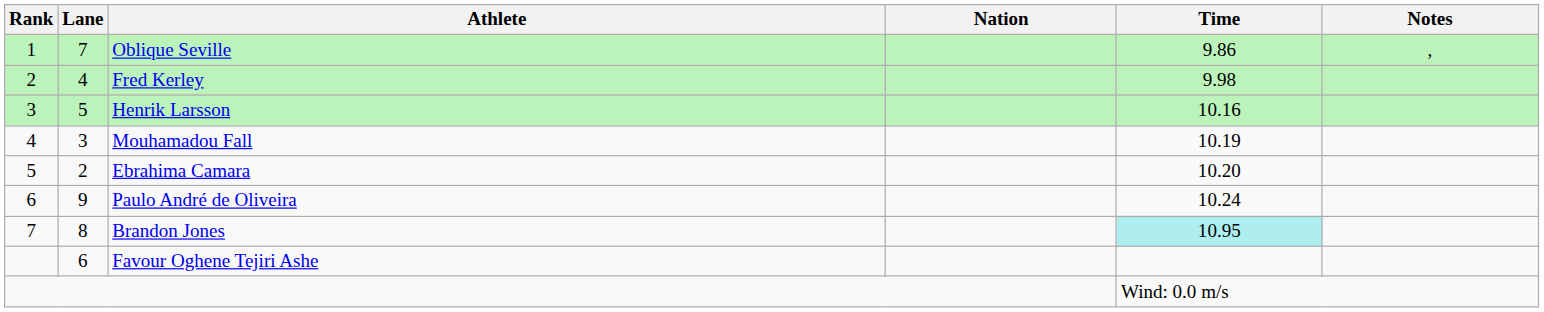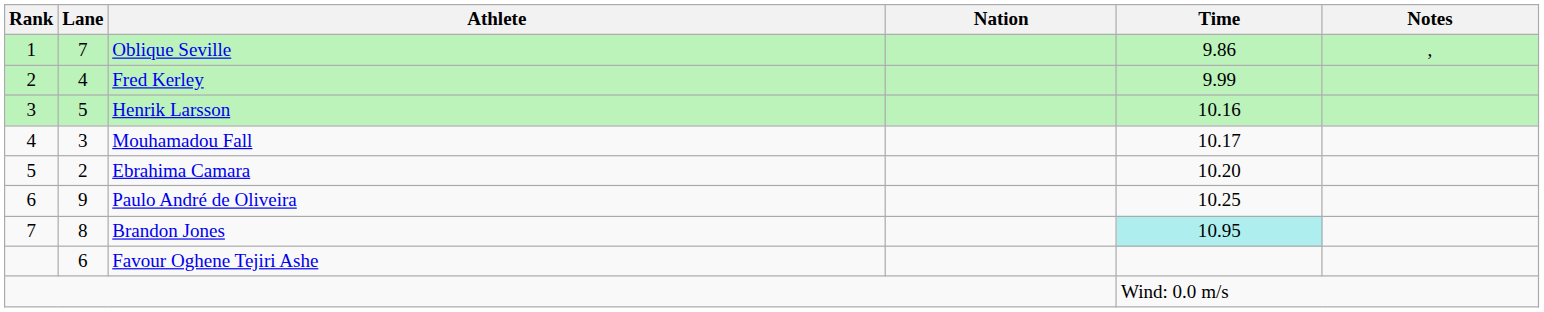(1219, 79) 9.98 -> (1219, 79) 9.99
(1219, 140) 10.19 -> (1219, 140) 10.17
(1219, 200) 10.24 -> (1219, 200) 10.25
